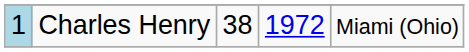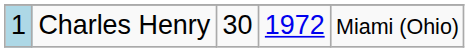(238, 25) 38 -> (238, 25) 30
